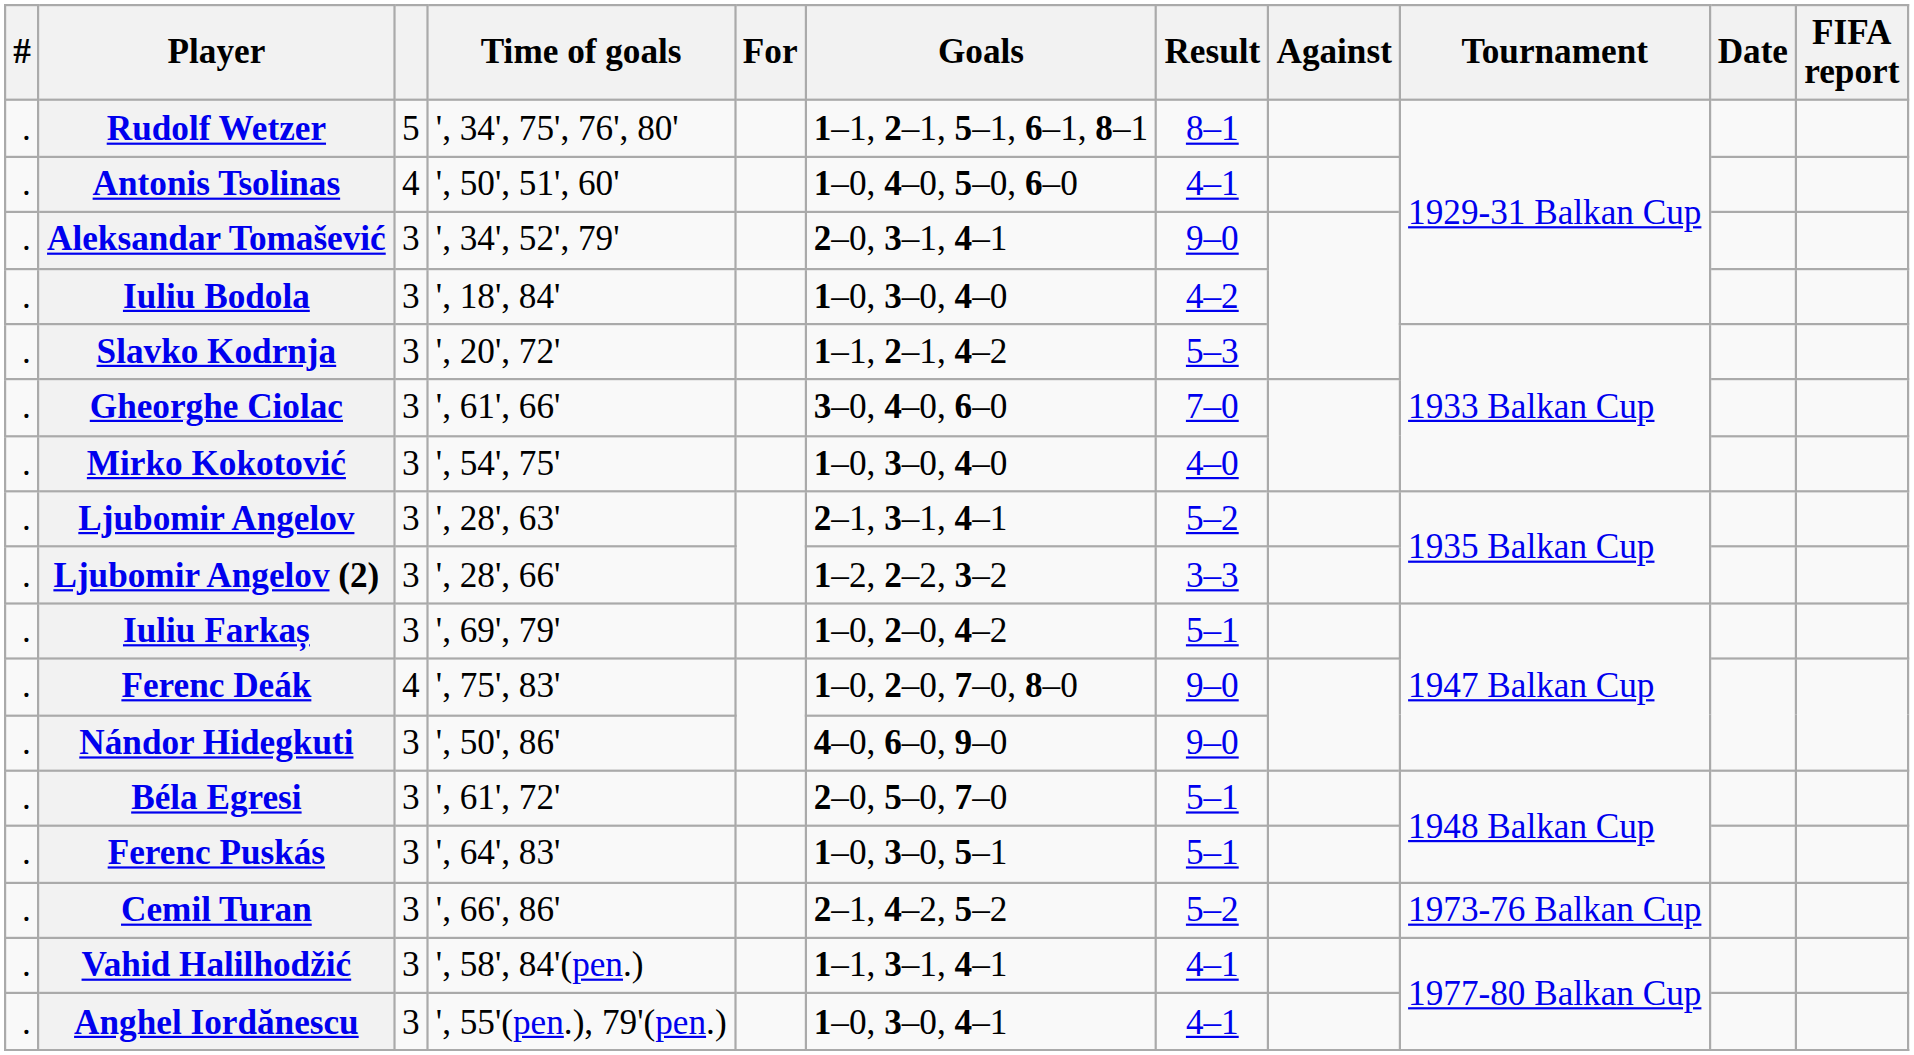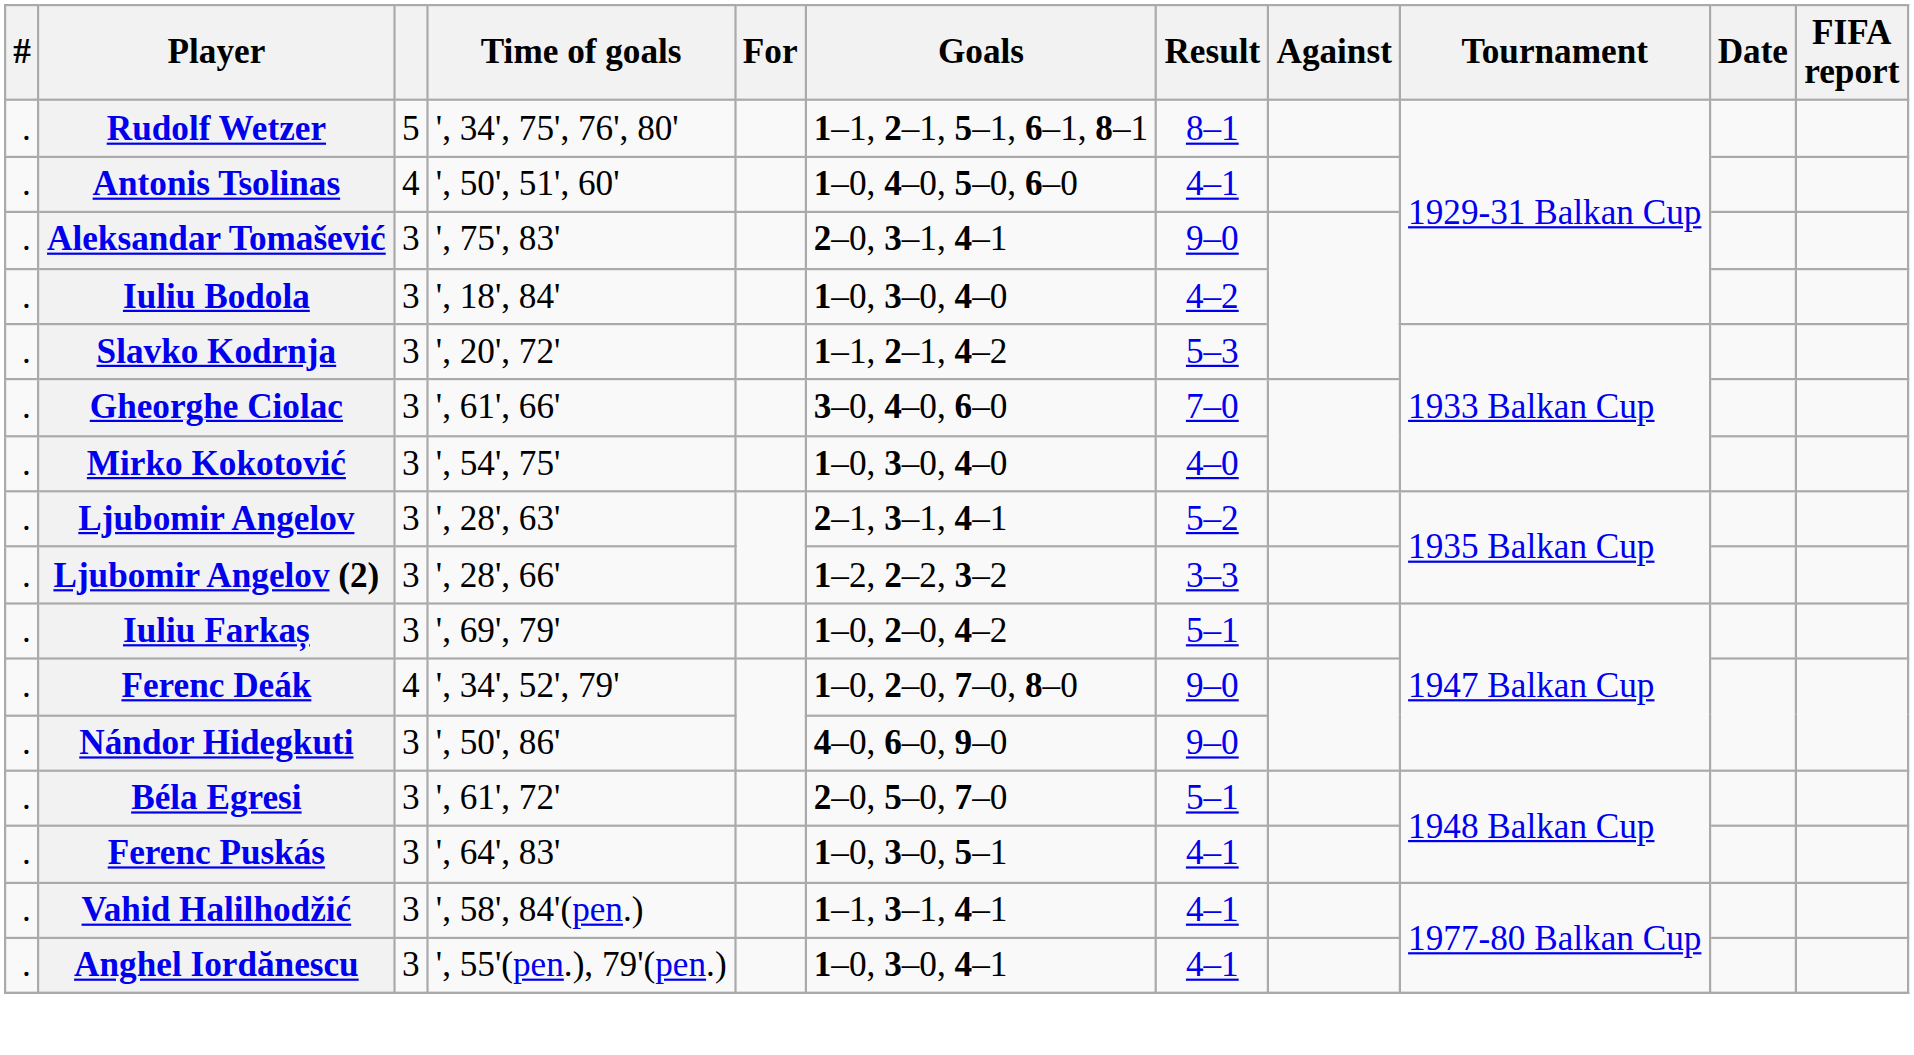(528, 239) ', 34', 52', 79' -> (498, 239) ', 75', 83'
(498, 686) ', 75', 83' -> (528, 686) ', 34', 52', 79'
(1212, 853) 5–1 -> (1212, 853) 4–1
- row: (216, 909)
